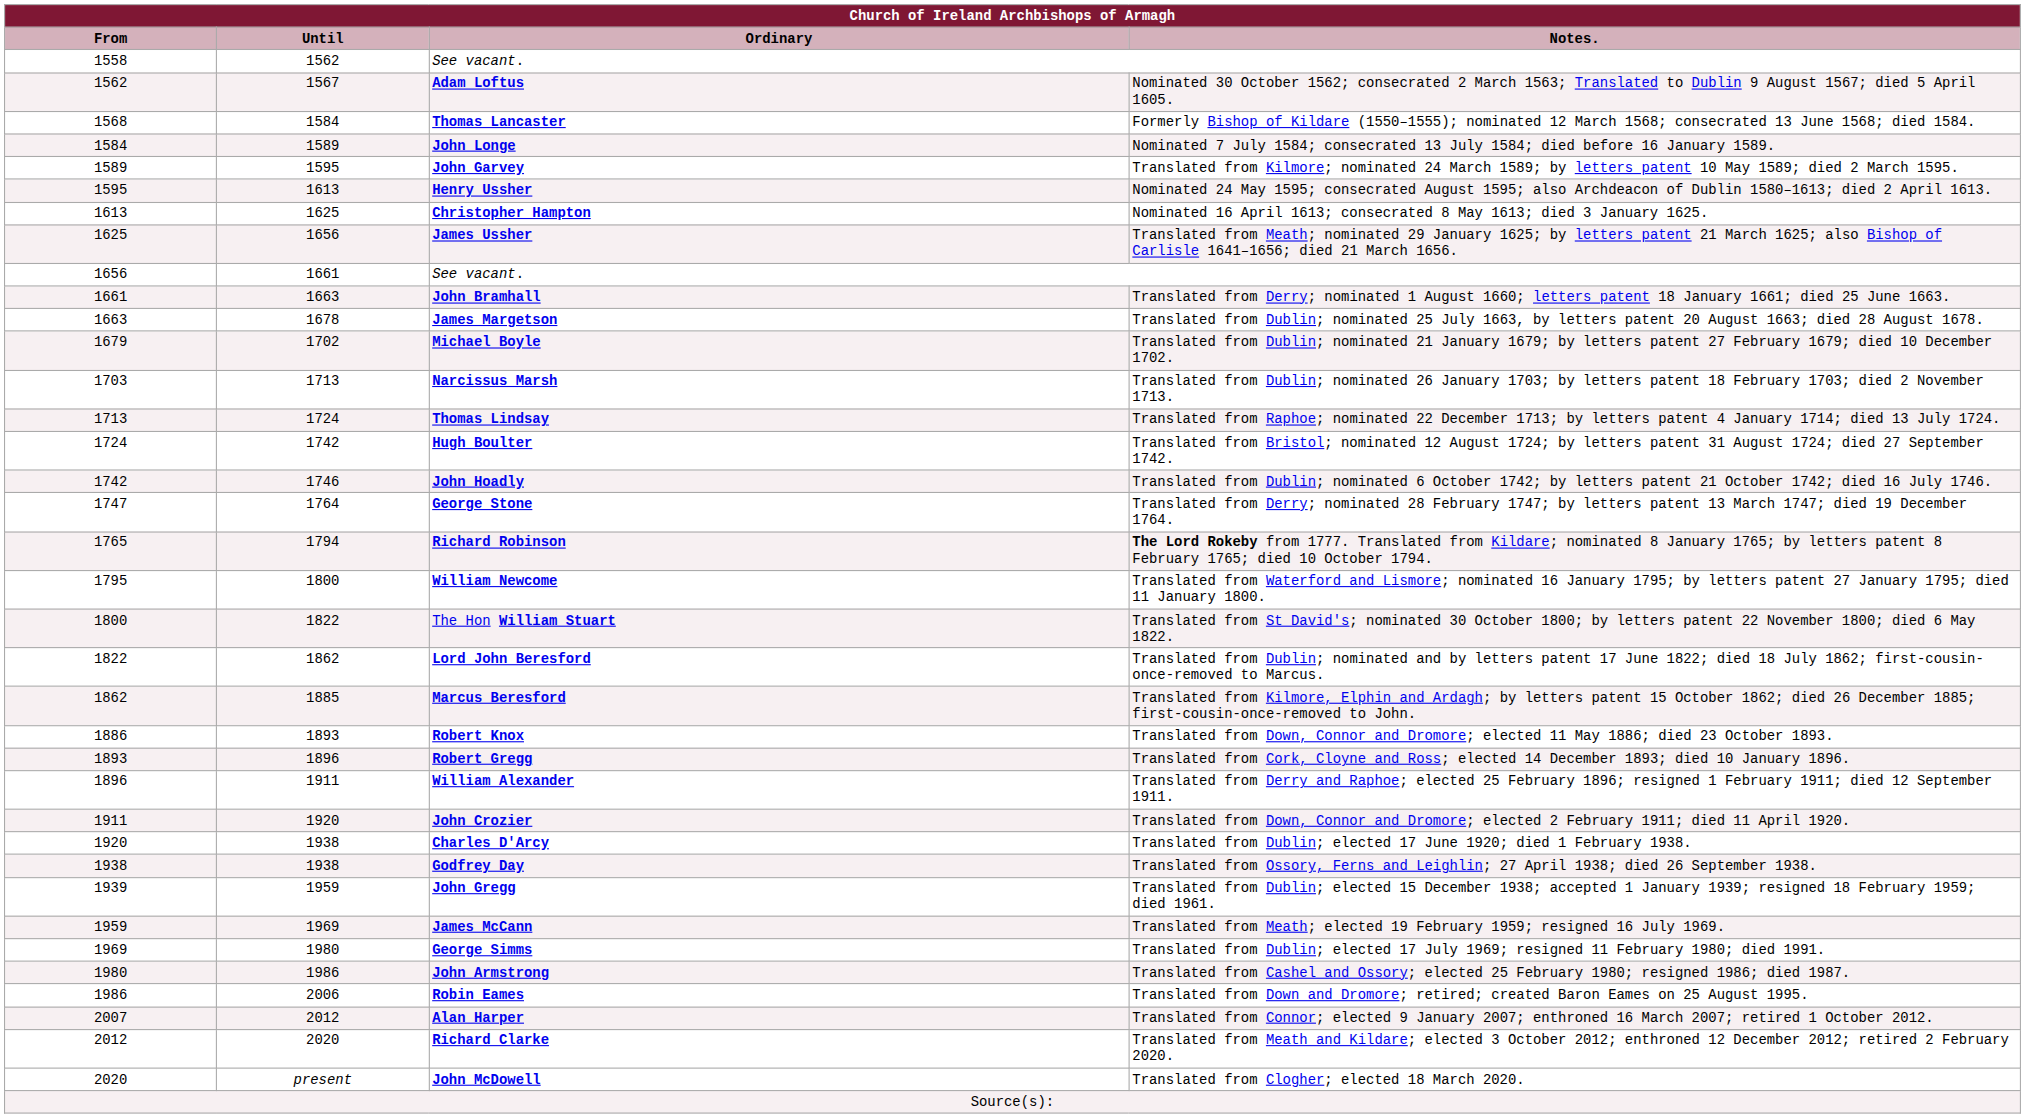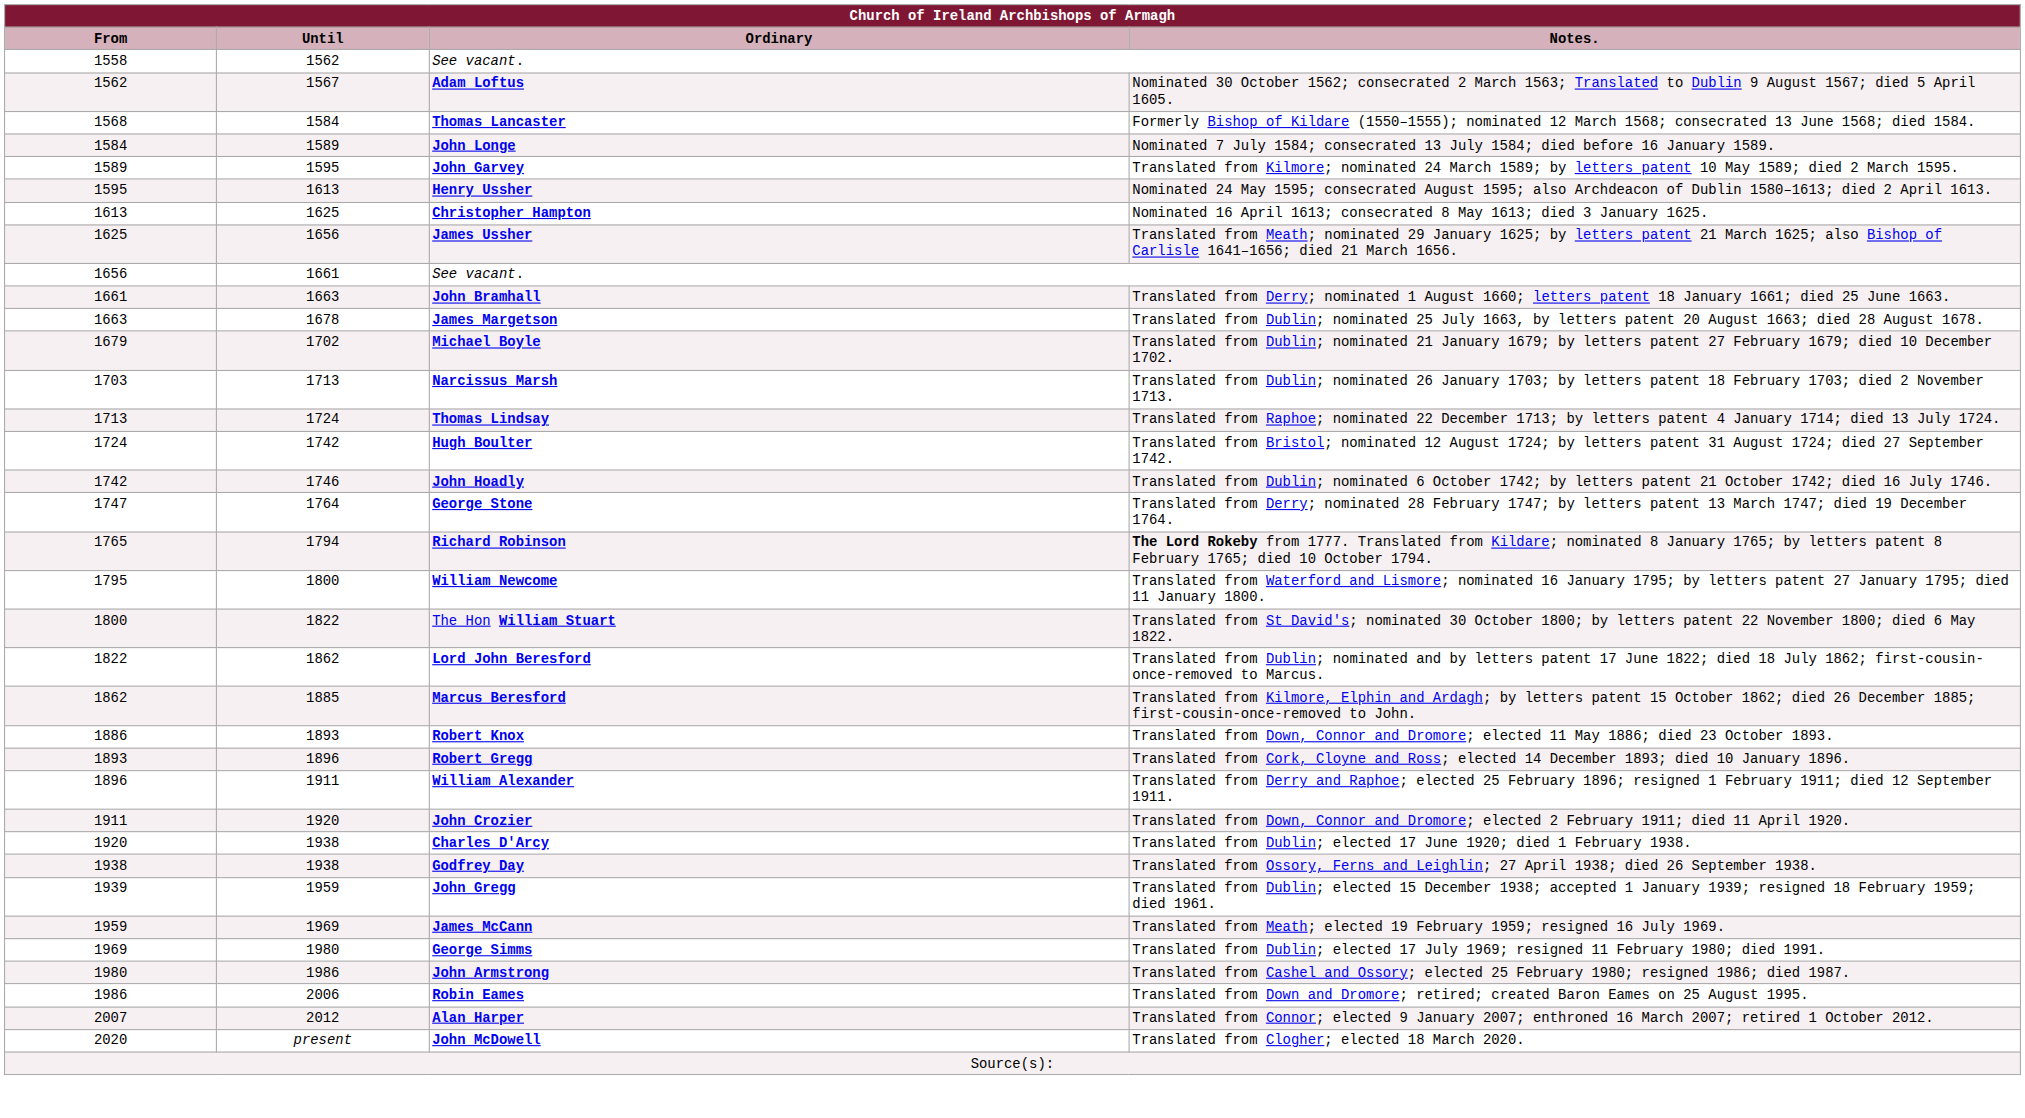- row: (111, 1041)
